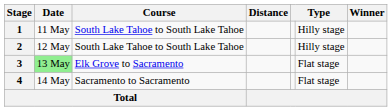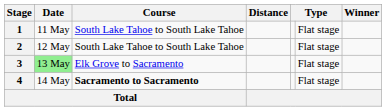(321, 30) Hilly stage -> (319, 30) Flat stage
(321, 47) Hilly stage -> (319, 47) Flat stage
(132, 81) normal -> (137, 81) bold
